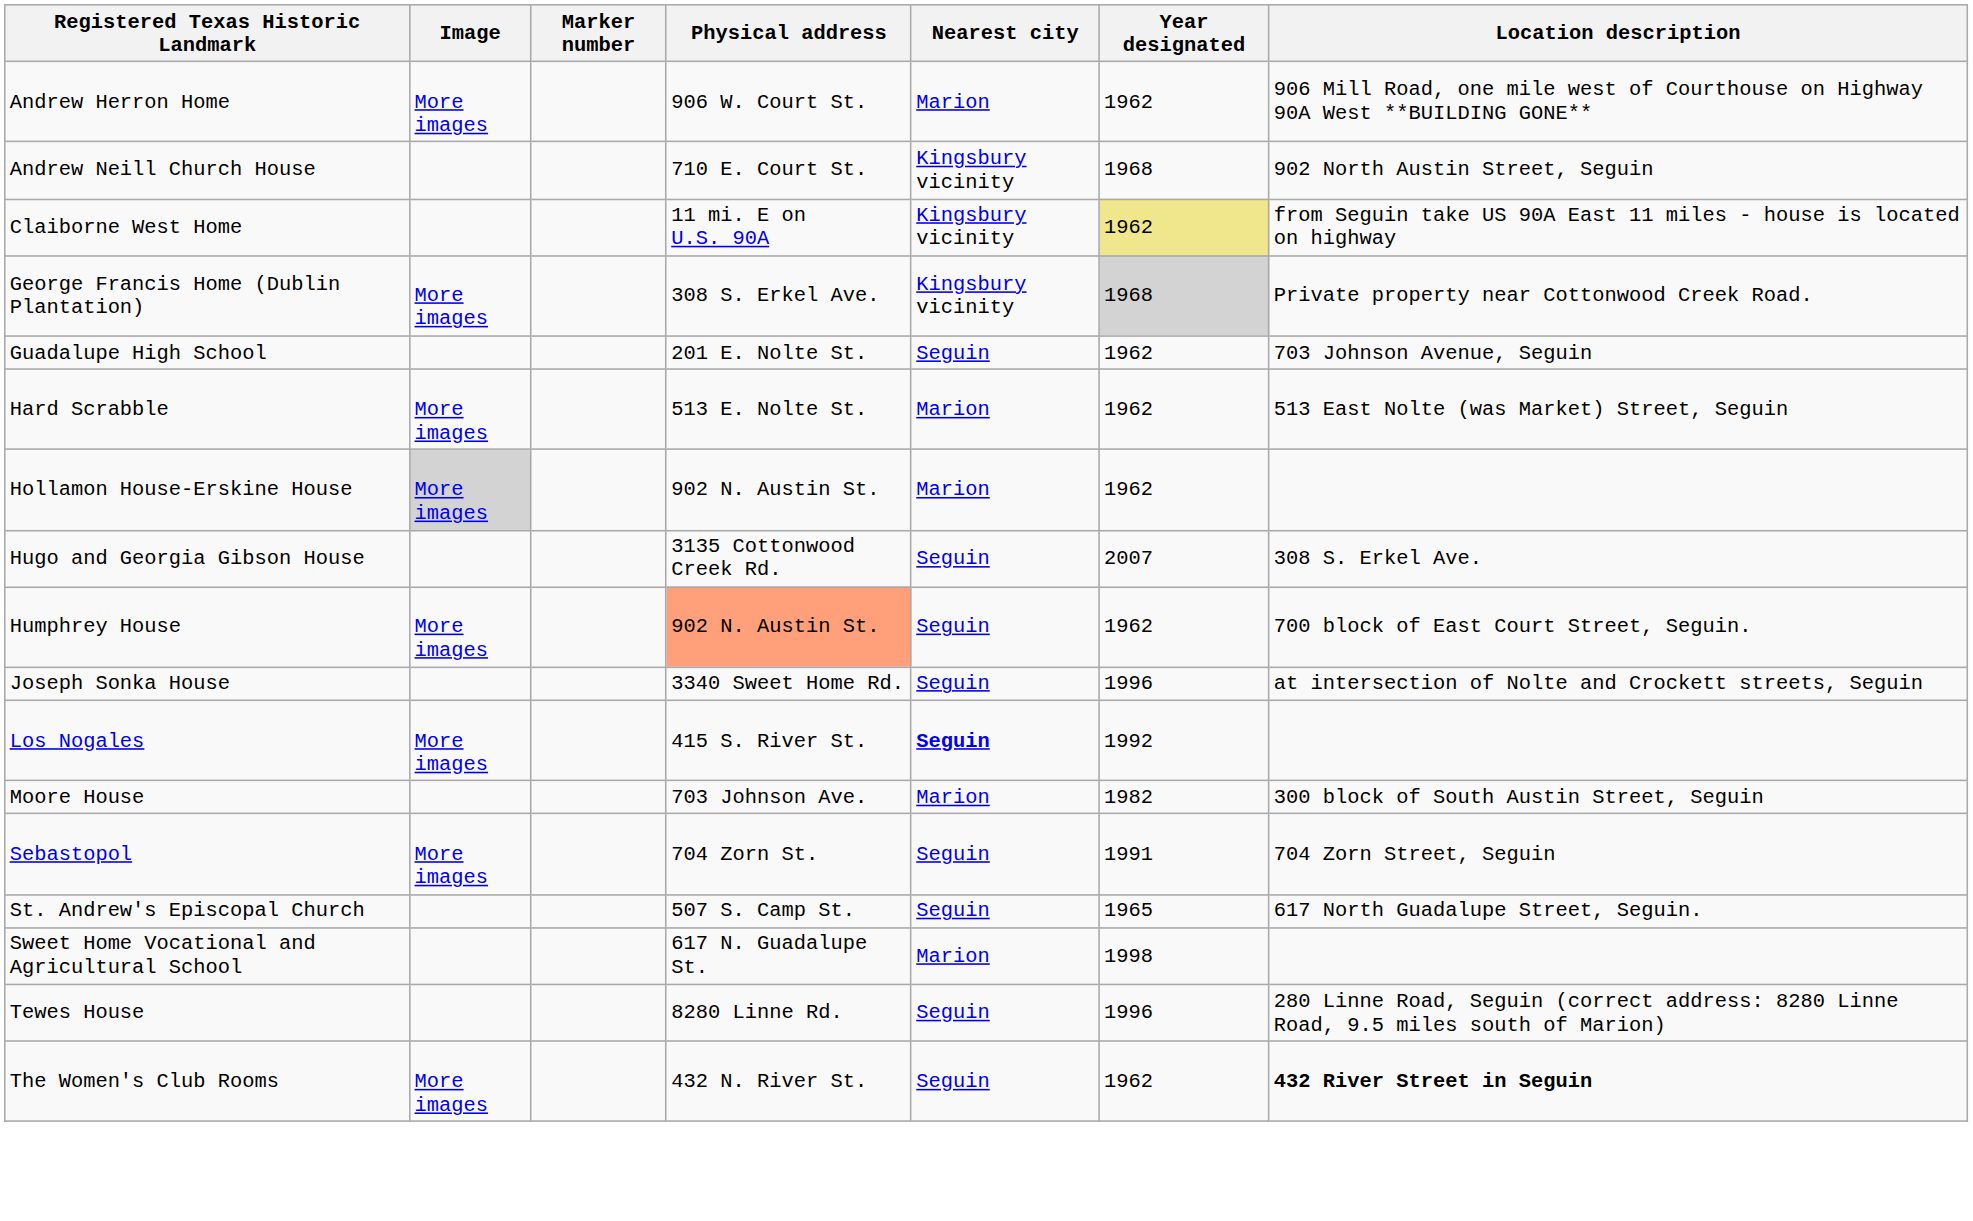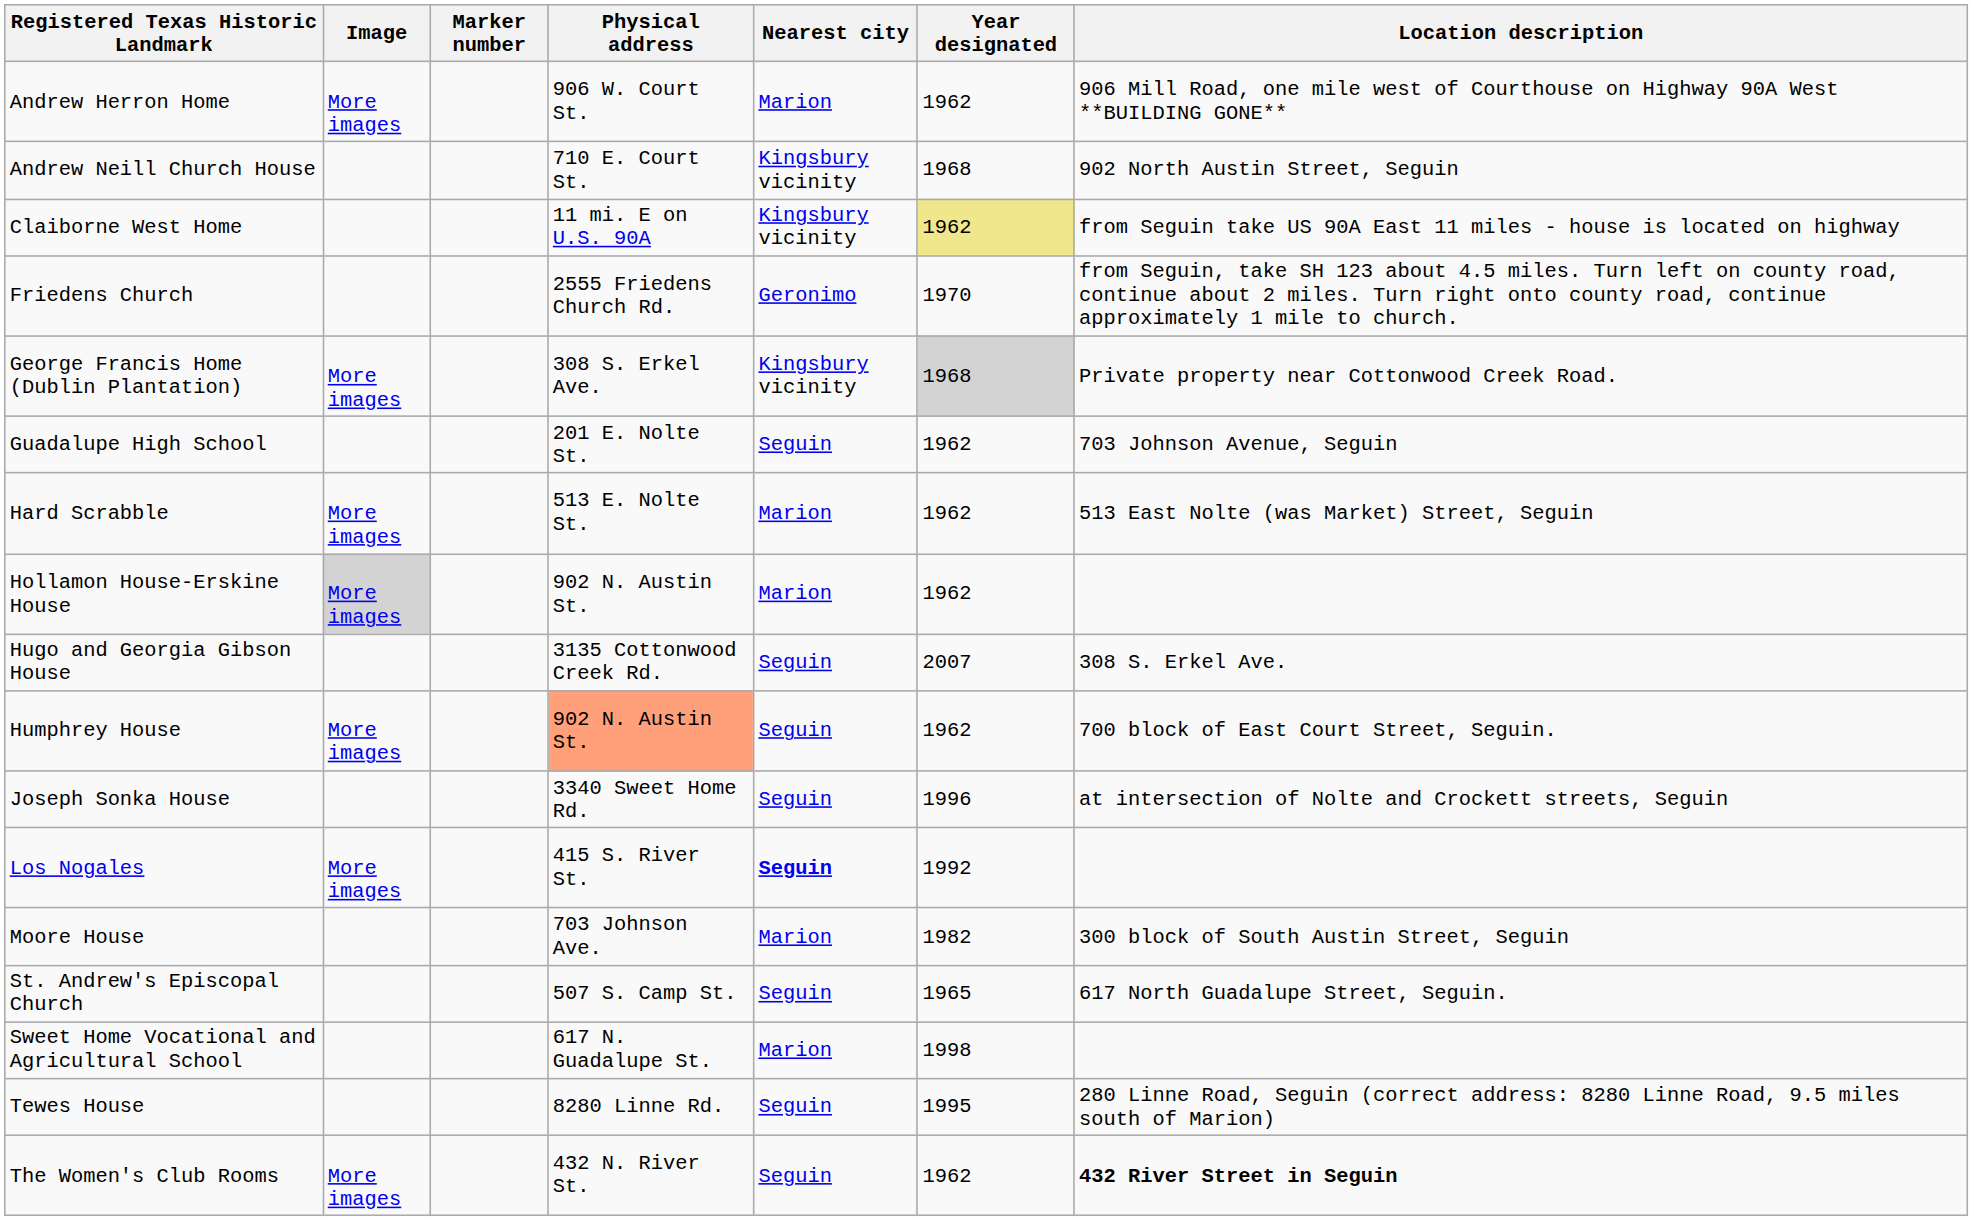+ row: (102, 296)
- row: (71, 854)
(1128, 1013) 1996 -> (947, 1107) 1995
